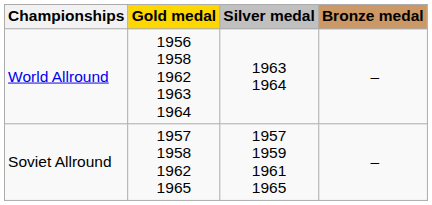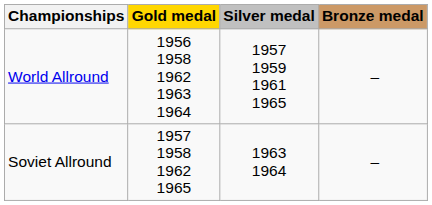(269, 76) 1963 1964 -> (269, 76) 1957 1959 1961 1965
(269, 162) 1957 1959 1961 1965 -> (269, 162) 1963 1964
